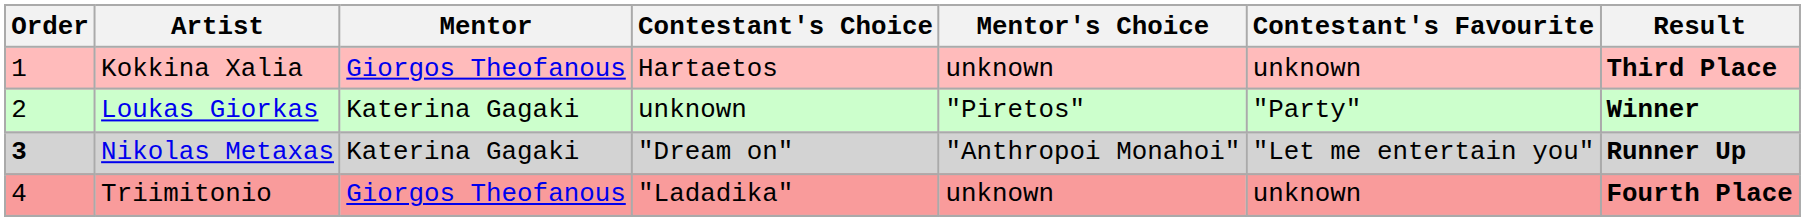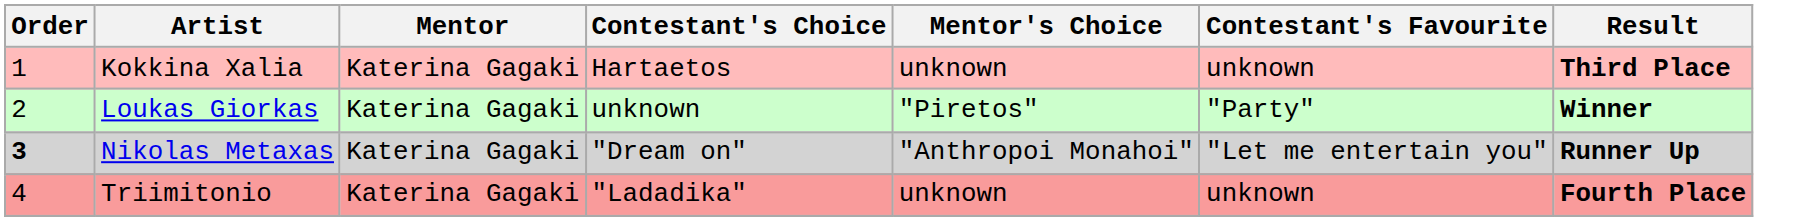(486, 68) Giorgos Theofanous -> (463, 68) Katerina Gagaki
(486, 195) Giorgos Theofanous -> (463, 195) Katerina Gagaki
